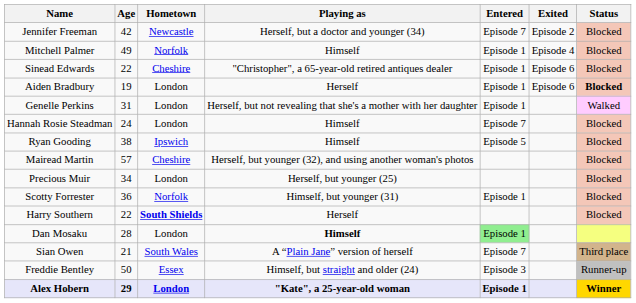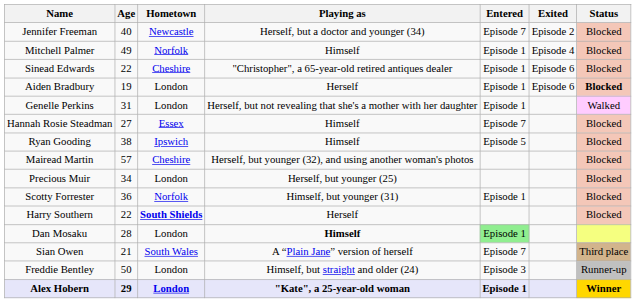(126, 32) 42 -> (126, 32) 40
(126, 123) 24 -> (126, 123) 27
(171, 123) London -> (171, 123) Essex
(171, 270) Essex -> (171, 270) London
